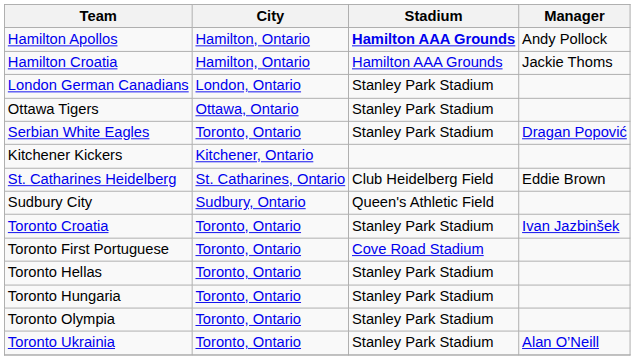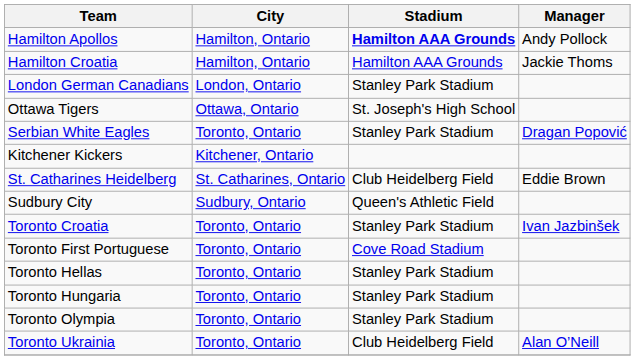(423, 109) Stanley Park Stadium -> (434, 109) St. Joseph's High School
(423, 343) Stanley Park Stadium -> (423, 343) Club Heidelberg Field
